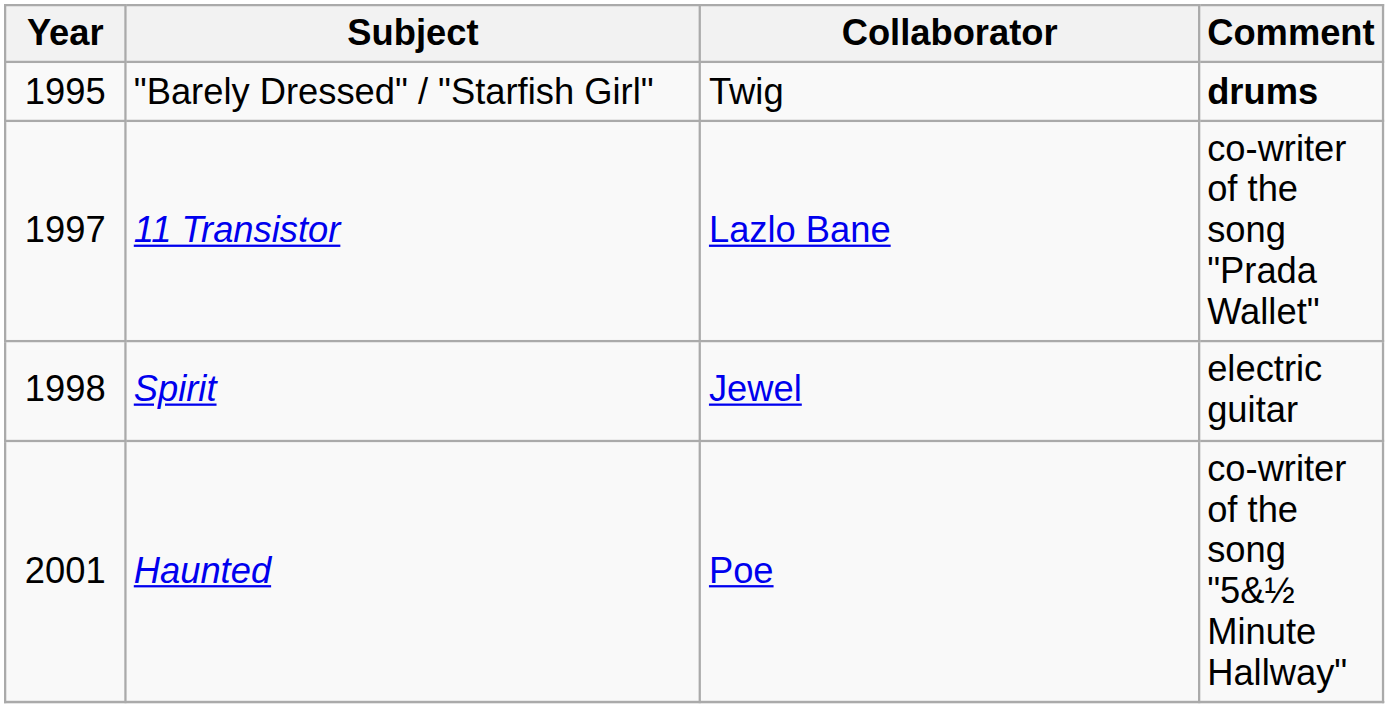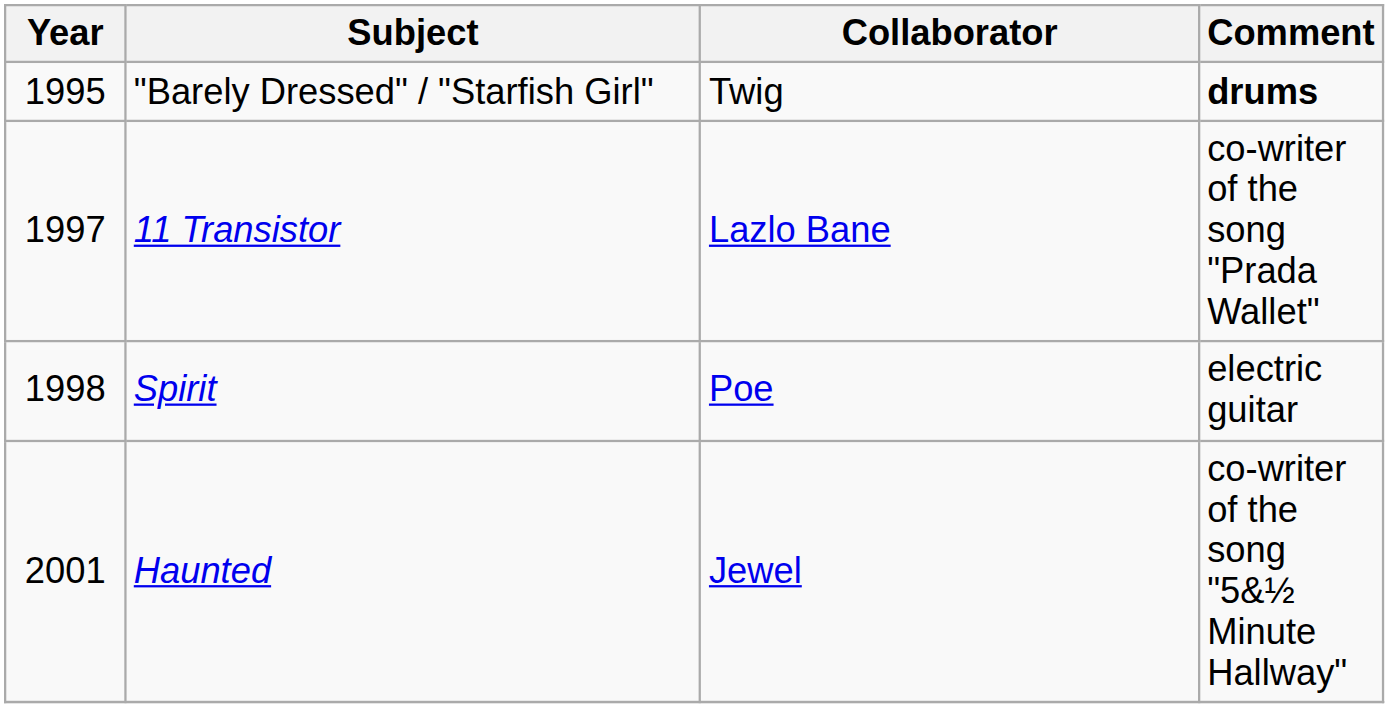(755, 389) Jewel -> (741, 389) Poe
(741, 570) Poe -> (755, 570) Jewel
